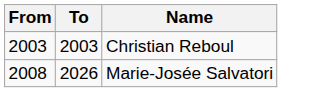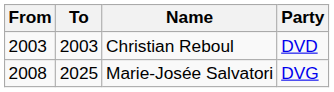+ column: (303, 18)
(79, 73) 2026 -> (79, 73) 2025
